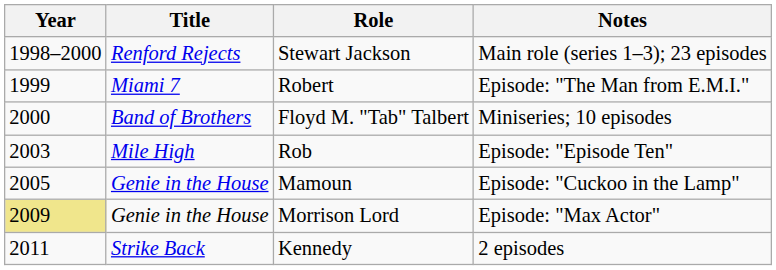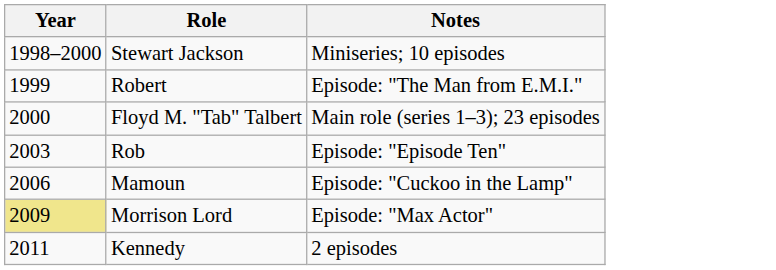- column: (190, 20)
(623, 53) Main role (series 1–3); 23 episodes -> (408, 53) Miniseries; 10 episodes
(575, 118) Miniseries; 10 episodes -> (456, 118) Main role (series 1–3); 23 episodes
(30, 183) 2005 -> (30, 183) 2006
